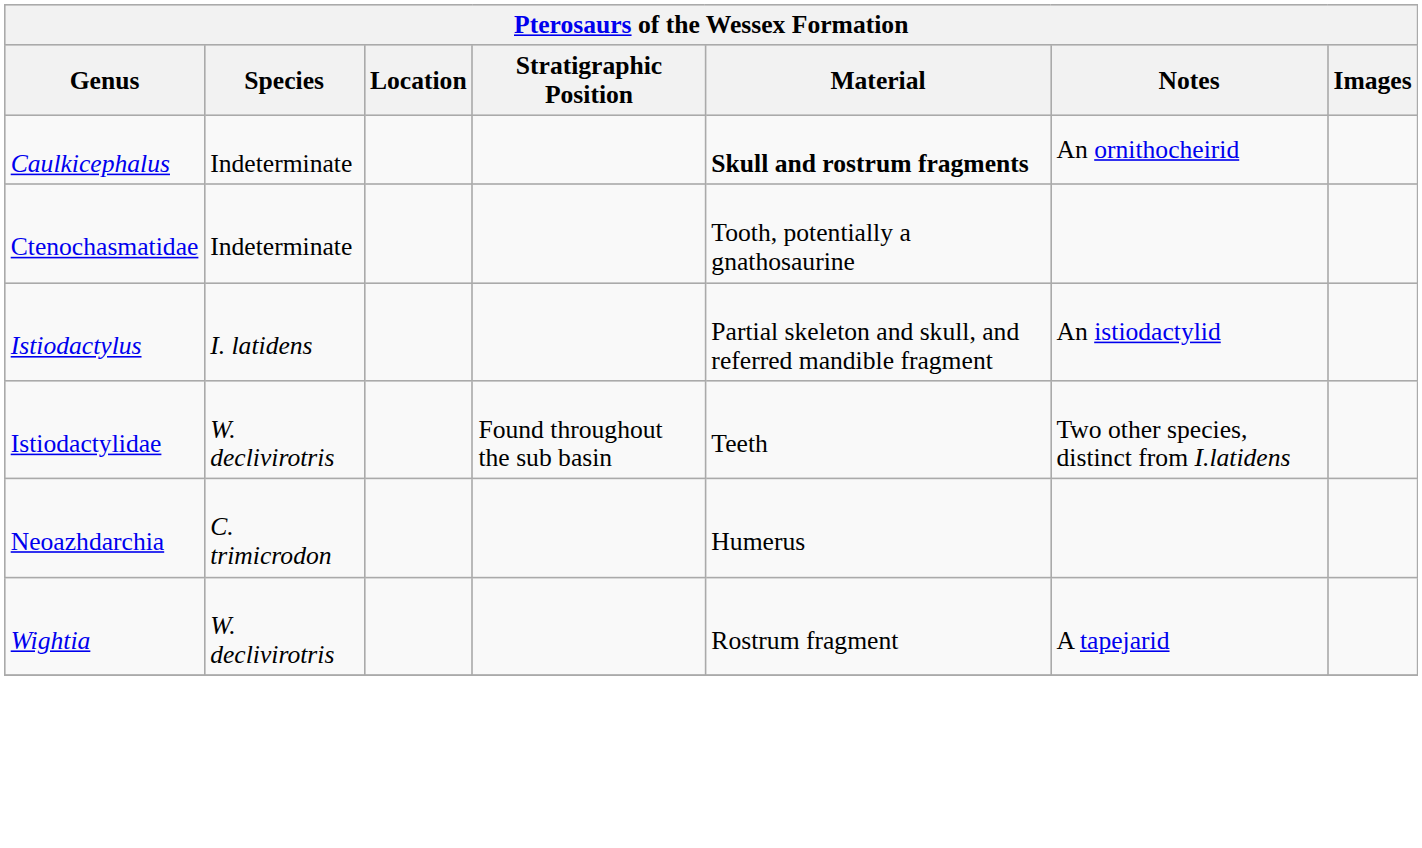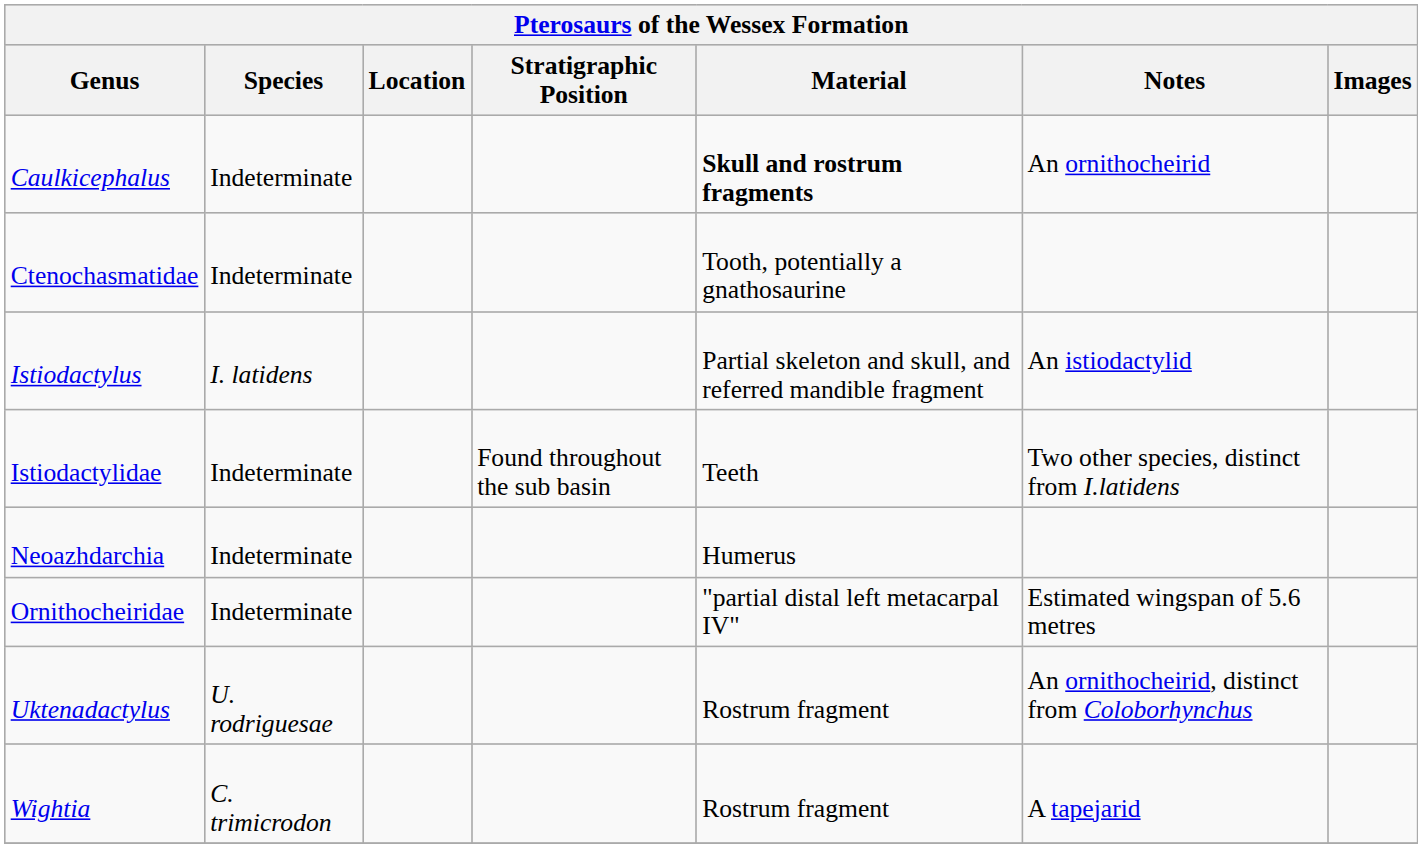(272, 443) W. declivirotris -> (281, 472) Indeterminate
(271, 542) C. trimicrodon -> (281, 556) Indeterminate
+ row: (97, 611)
+ row: (90, 709)
(272, 640) W. declivirotris -> (271, 807) C. trimicrodon
